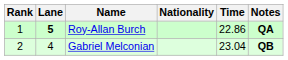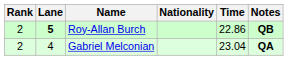(20, 30) 1 -> (20, 30) 2
(266, 30) QA -> (266, 30) QB
(266, 47) QB -> (266, 47) QA
